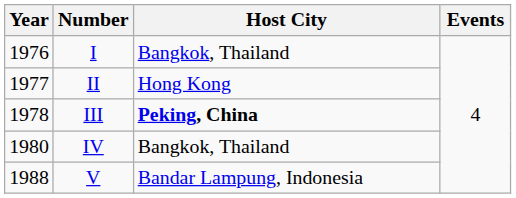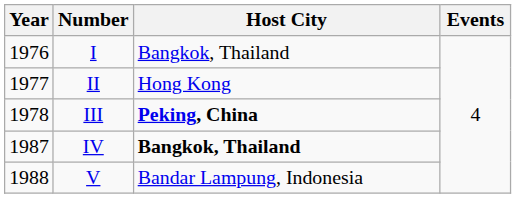(29, 146) 1980 -> (29, 146) 1987
(214, 146) normal -> (219, 146) bold
